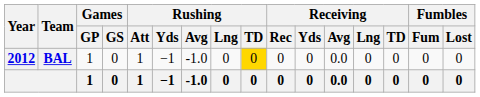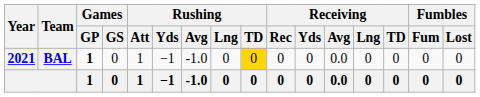(21, 59) 2012 -> (21, 59) 2021
(90, 59) normal -> (90, 59) bold
